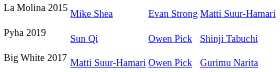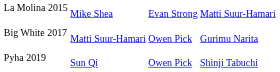rows swapped: (35, 57) <-> (25, 33)
